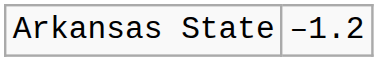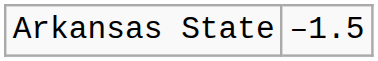(327, 29) –1.2 -> (327, 29) –1.5
